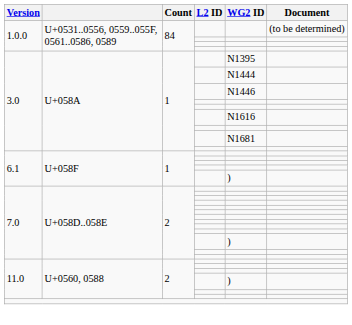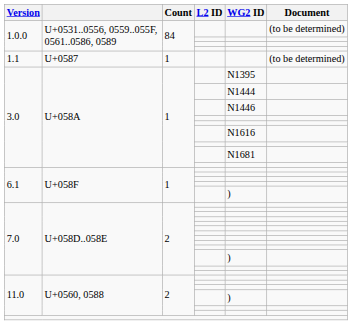+ row: (13, 59)
